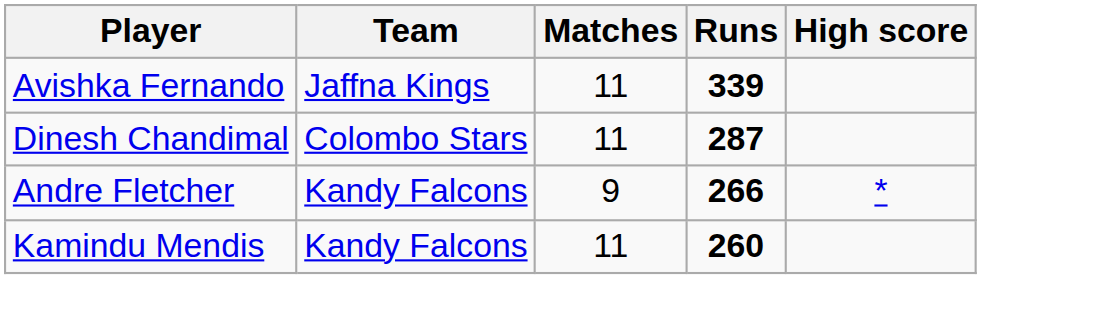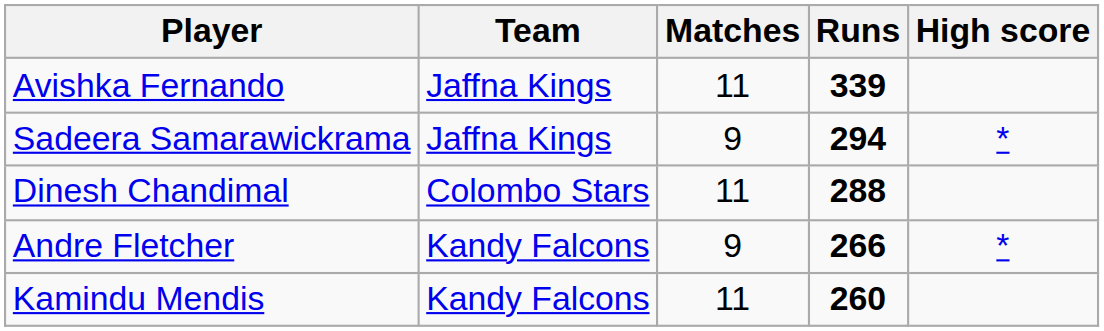+ row: (212, 138)
(736, 138) 287 -> (858, 191) 288
